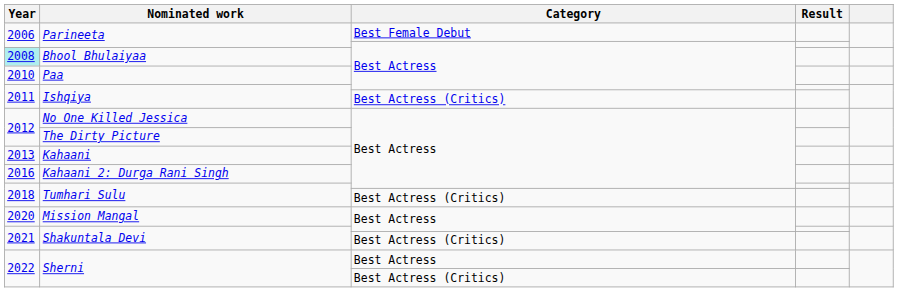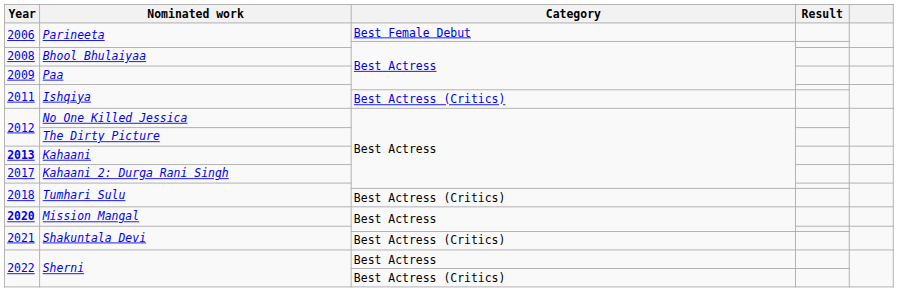(21, 56) paleturquoise background -> (21, 56) no background
(21, 75) 2010 -> (21, 75) 2009
(21, 155) normal -> (21, 155) bold
(21, 174) 2016 -> (21, 174) 2017
(21, 217) normal -> (21, 217) bold
